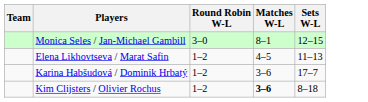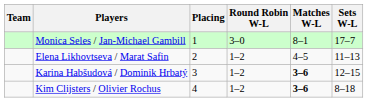+ column: (208, 18)
(310, 40) 12–15 -> (345, 40) 17–7
(263, 72) normal -> (301, 72) bold
(308, 72) 17–7 -> (347, 72) 12–15
